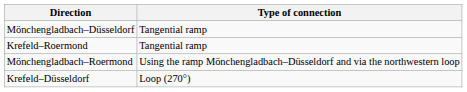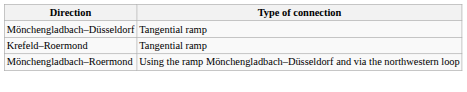- row: (48, 78)
